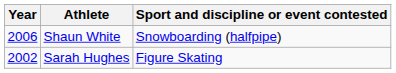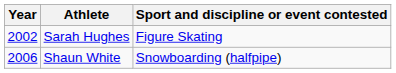rows swapped: (87, 57) <-> (82, 36)
